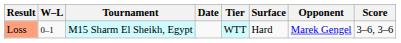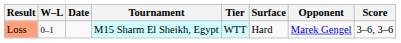columns swapped: (208, 12) <-> (130, 12)
